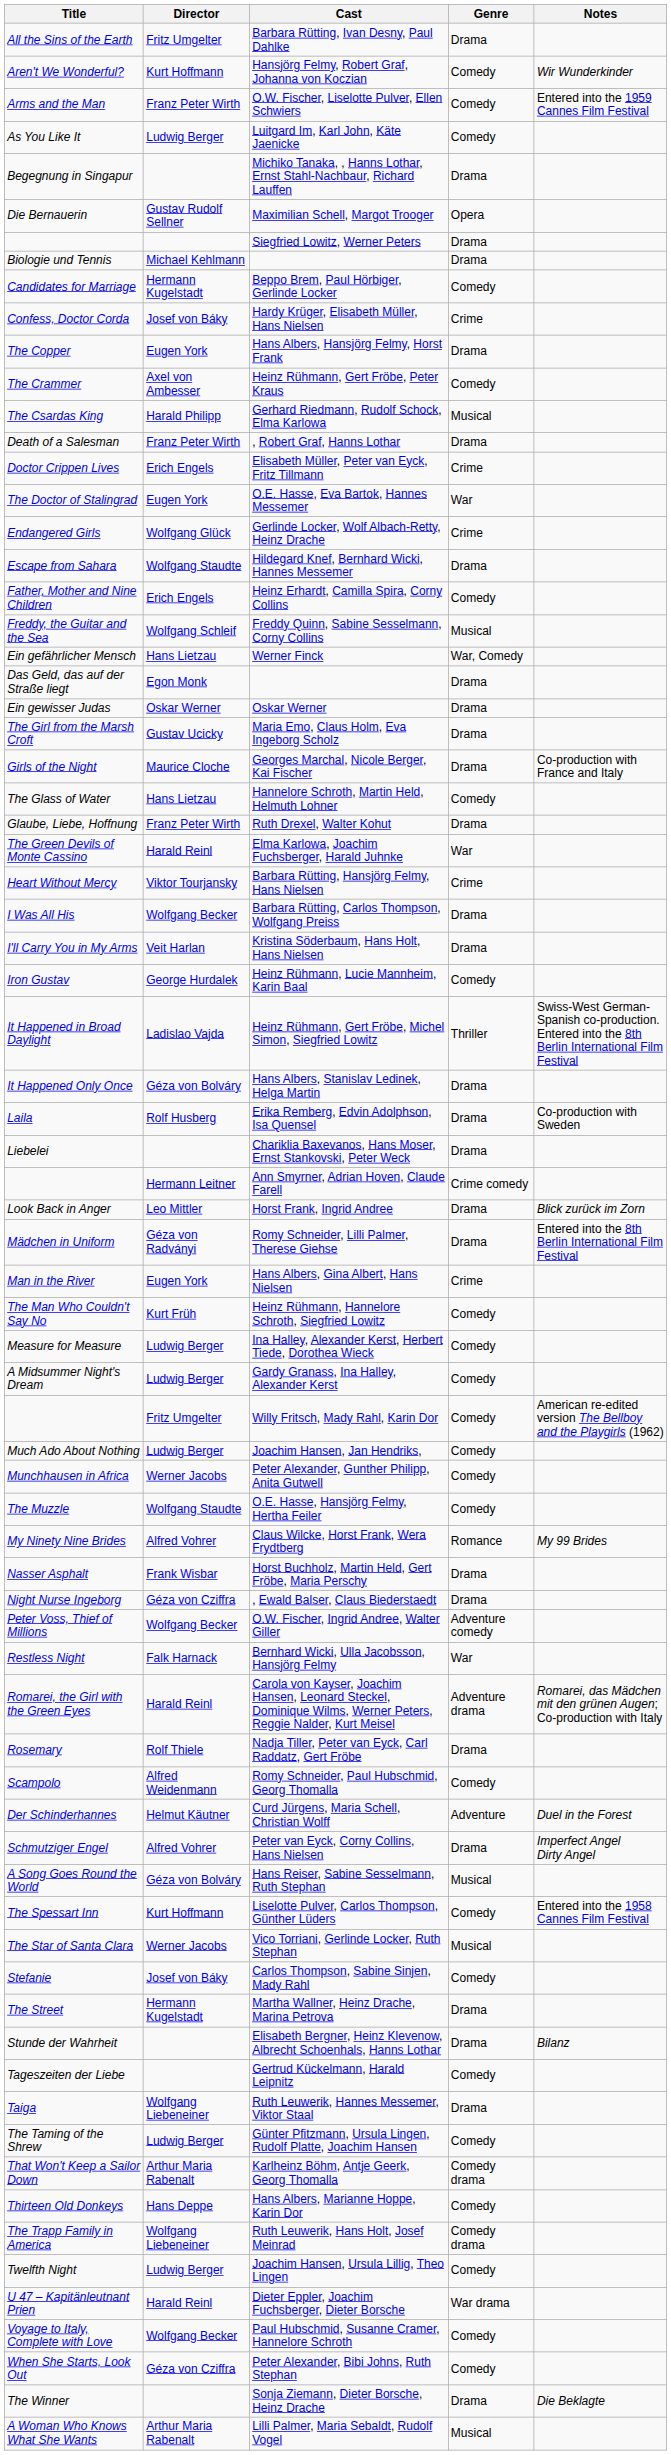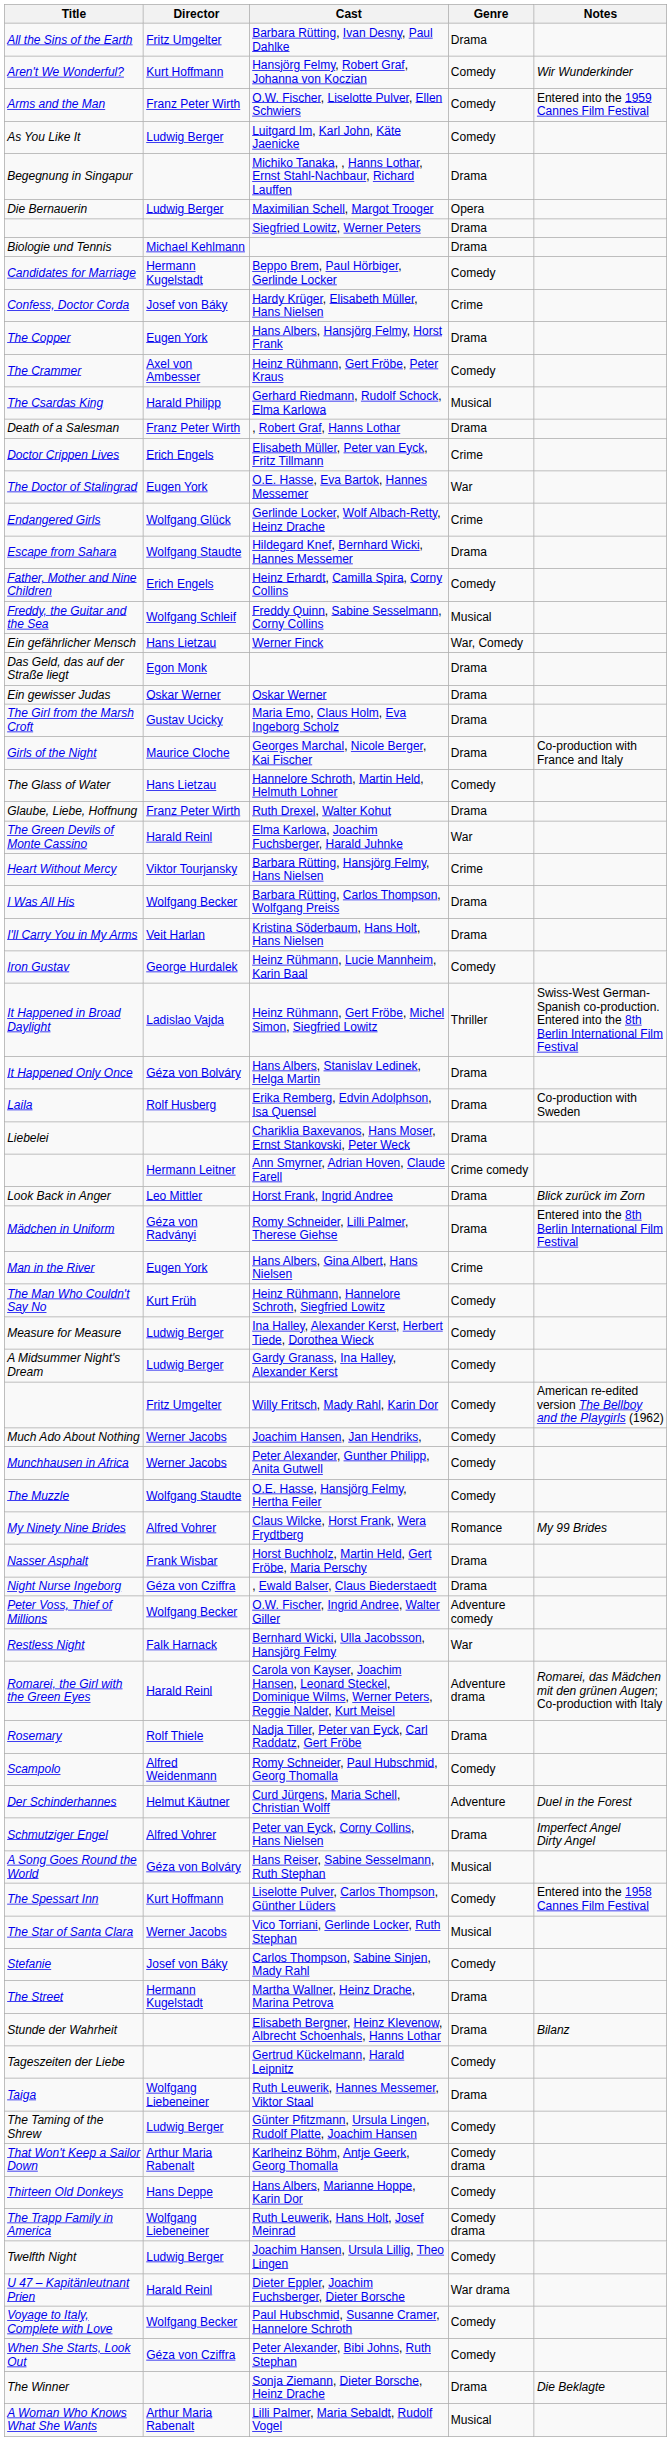(184, 215) Gustav Rudolf Sellner -> (185, 209) Ludwig Berger
(185, 1450) Ludwig Berger -> (186, 1437) Werner Jacobs
